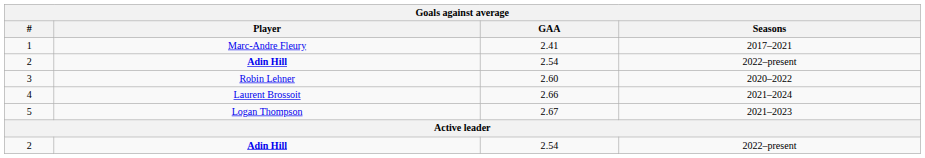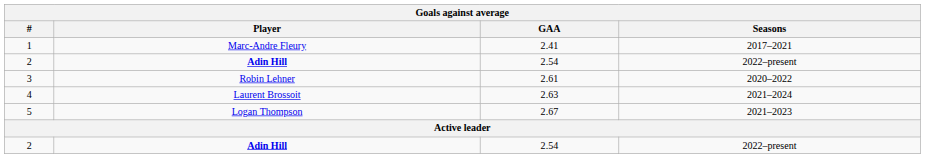(549, 79) 2.60 -> (549, 79) 2.61
(549, 95) 2.66 -> (549, 95) 2.63
